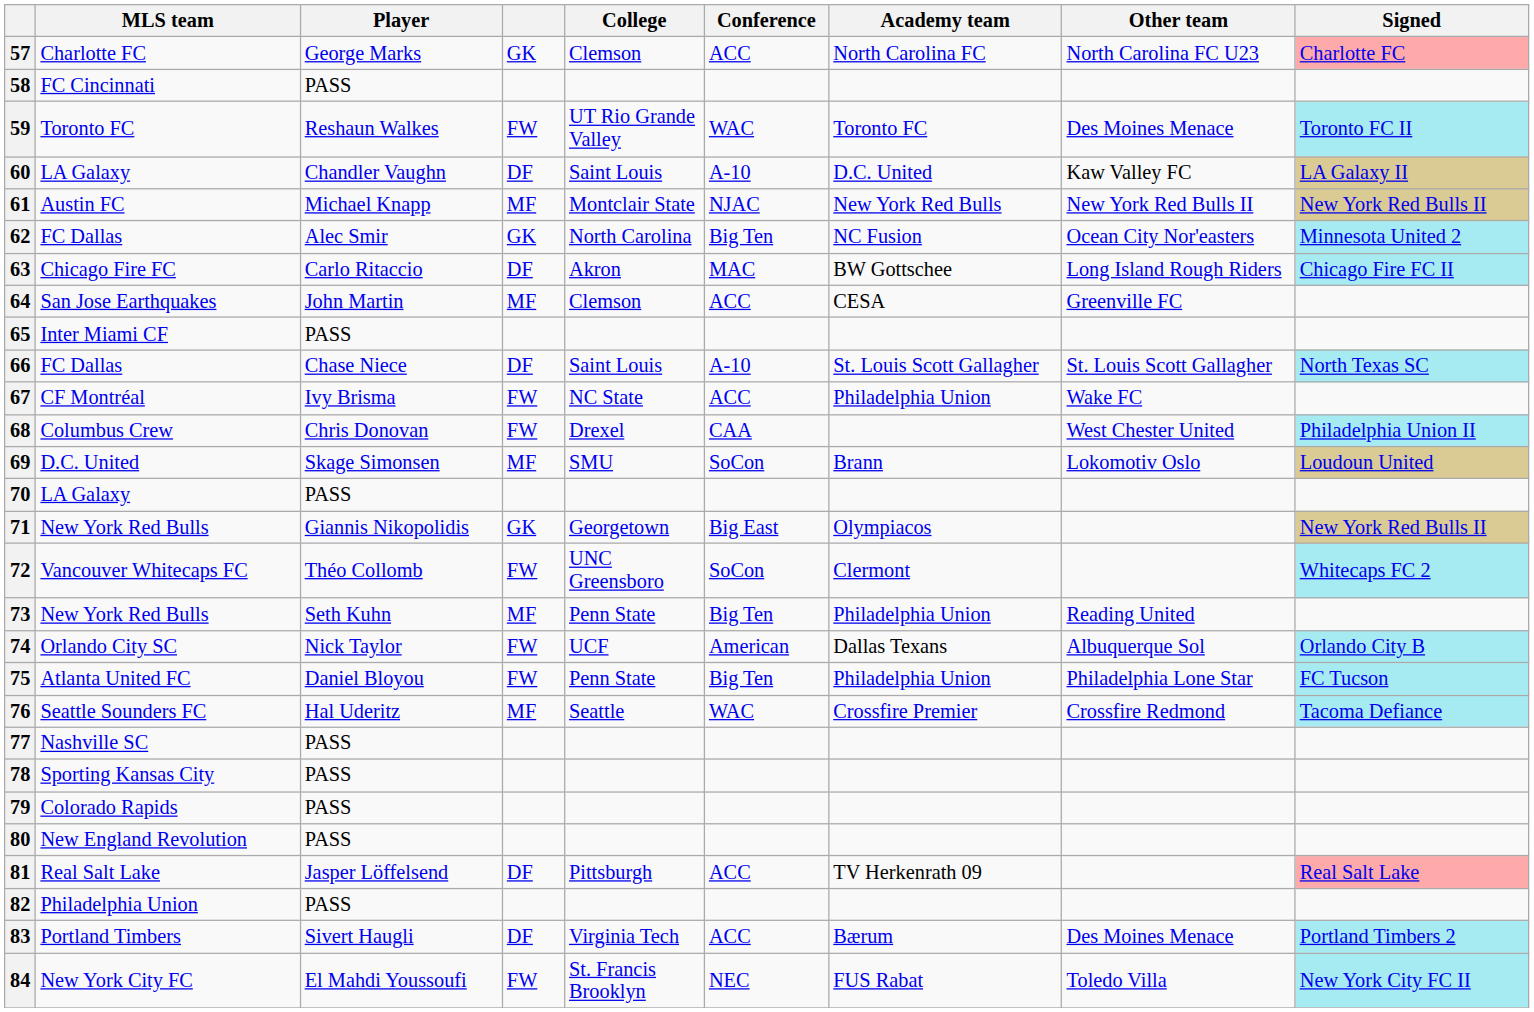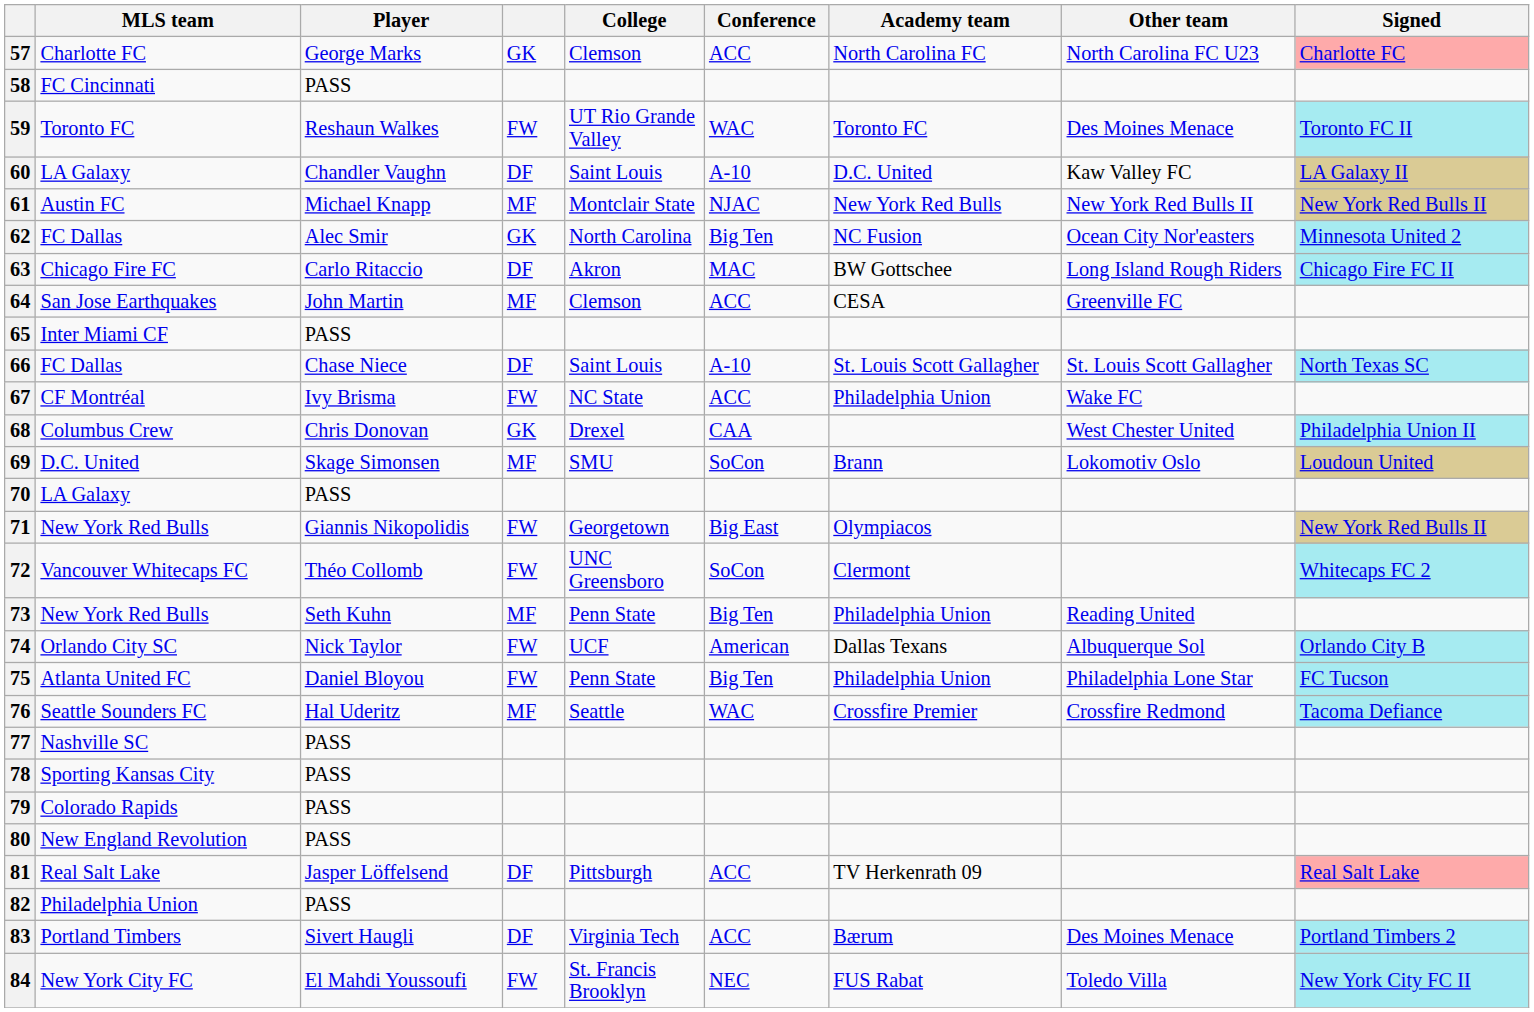(522, 430) FW -> (522, 430) GK
(522, 526) GK -> (522, 526) FW
